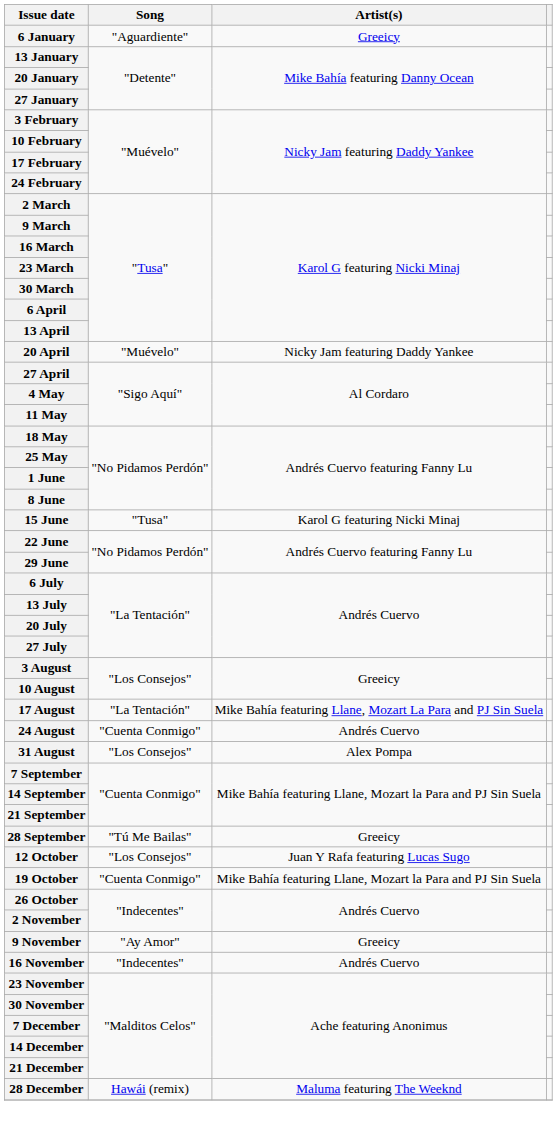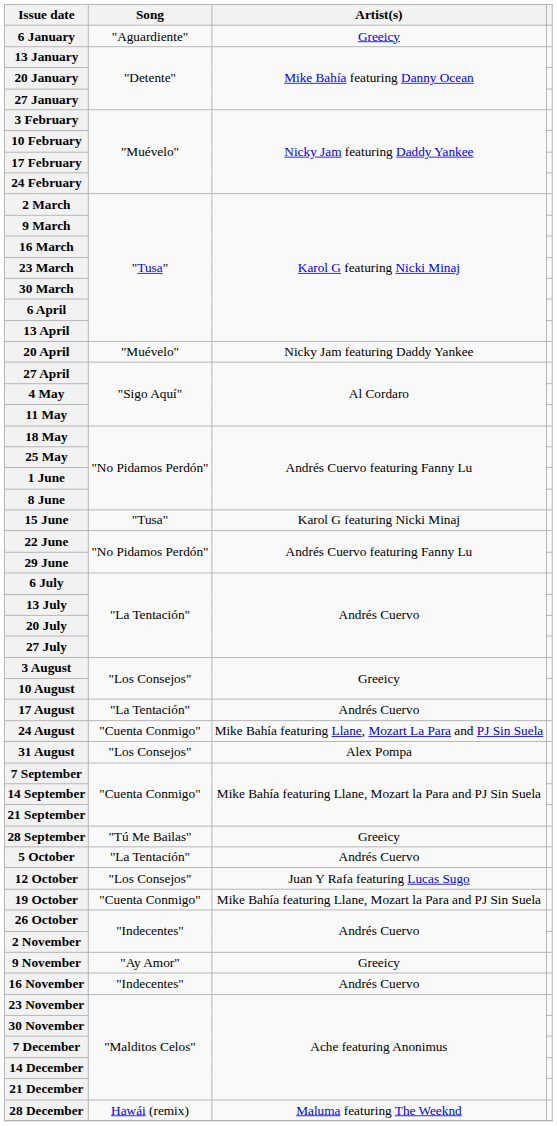(379, 710) Mike Bahía featuring Llane, Mozart La Para and PJ Sin Suela -> (379, 710) Andrés Cuervo
(379, 731) Andrés Cuervo -> (379, 731) Mike Bahía featuring Llane, Mozart La Para and PJ Sin Suela
+ row: (46, 857)
